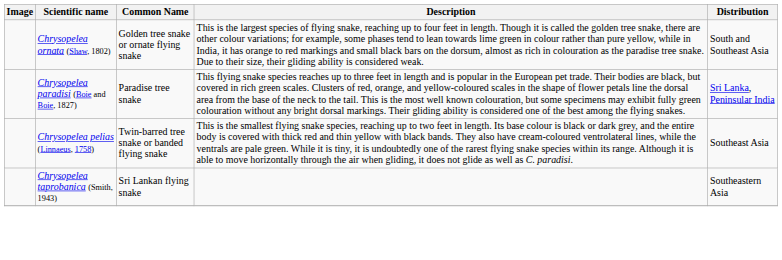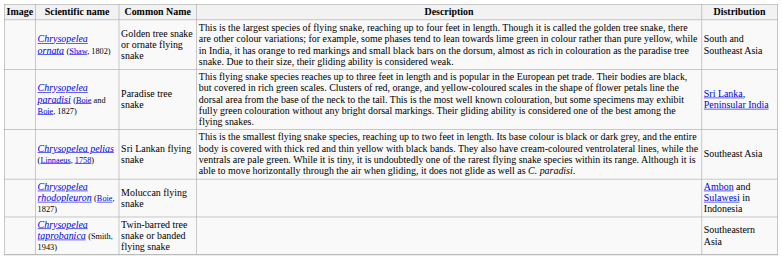(152, 143) Twin-barred tree snake or banded flying snake -> (156, 154) Sri Lankan flying snake
+ row: (76, 198)
(154, 186) Sri Lankan flying snake -> (154, 236) Twin-barred tree snake or banded flying snake
